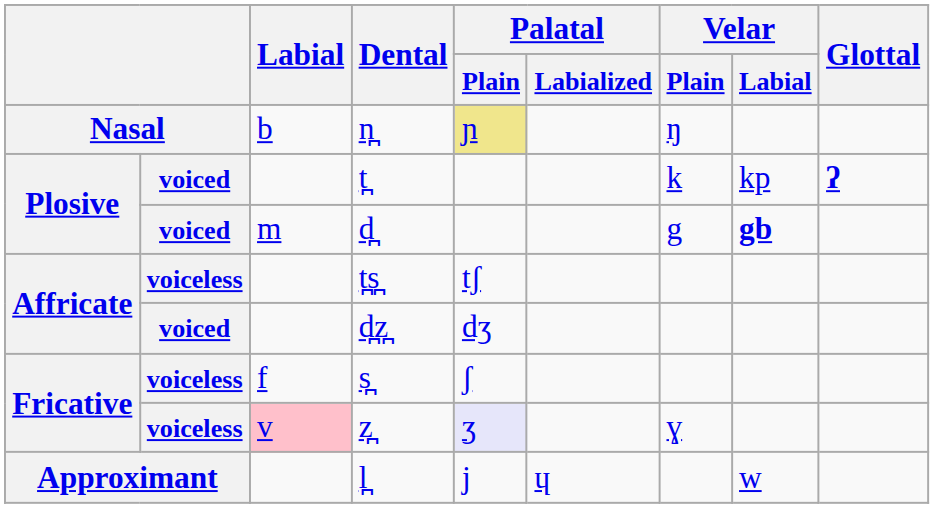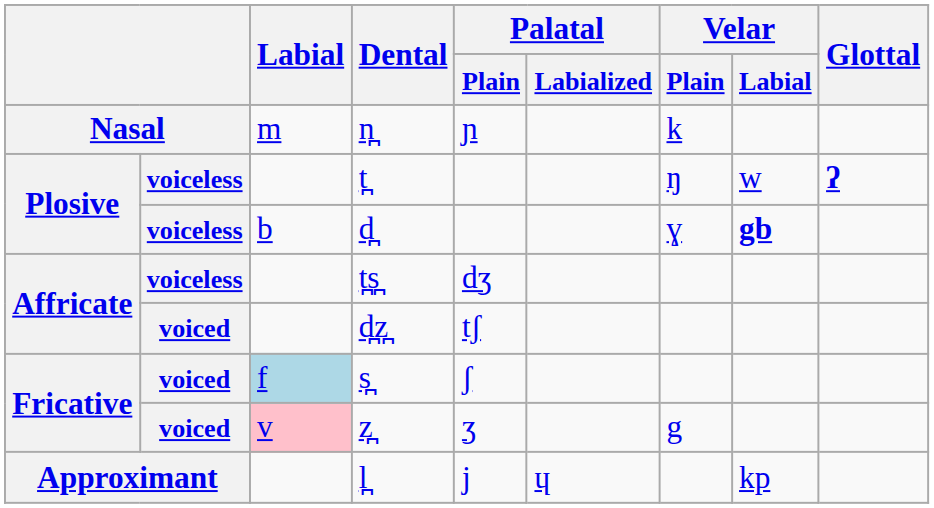(265, 128) b -> (269, 128) m
(470, 128) khaki background -> (470, 128) no background
(674, 128) ŋ -> (674, 128) k
(195, 180) voiced -> (195, 180) voiceless
(674, 178) k -> (674, 178) ŋ
(755, 178) kp -> (750, 178) w
(195, 230) voiced -> (195, 230) voiceless
(269, 228) m -> (265, 228) b
(674, 228) g -> (674, 228) ɣ
(472, 278) tʃ -> (477, 278) dʒ
(477, 327) dʒ -> (472, 327) tʃ
(195, 379) voiceless -> (195, 379) voiced
(262, 377) no background -> (262, 377) lightblue background
(195, 429) voiceless -> (195, 429) voiced
(469, 427) lavender background -> (469, 427) no background
(674, 427) ɣ -> (674, 427) g
(750, 476) w -> (755, 476) kp
